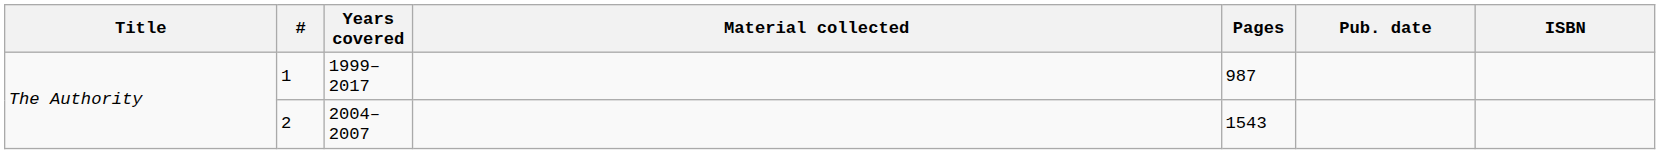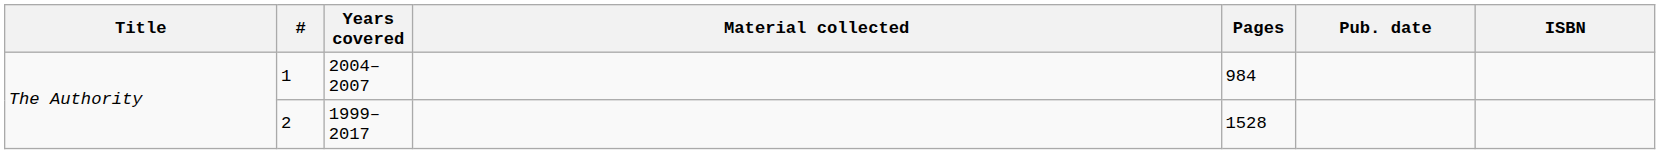(354, 76) 1999–2017 -> (354, 76) 2004–2007
(1241, 76) 987 -> (1241, 76) 984
(354, 124) 2004–2007 -> (354, 124) 1999–2017
(1246, 124) 1543 -> (1246, 124) 1528
